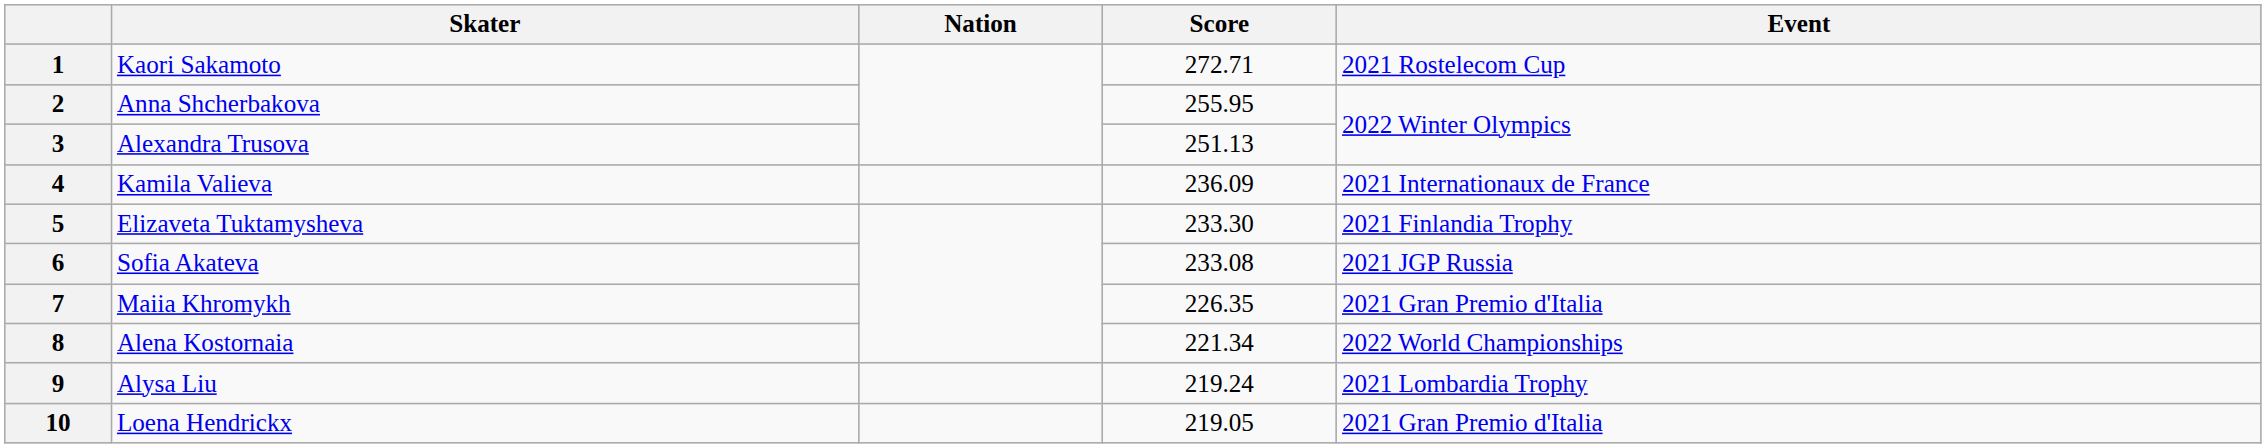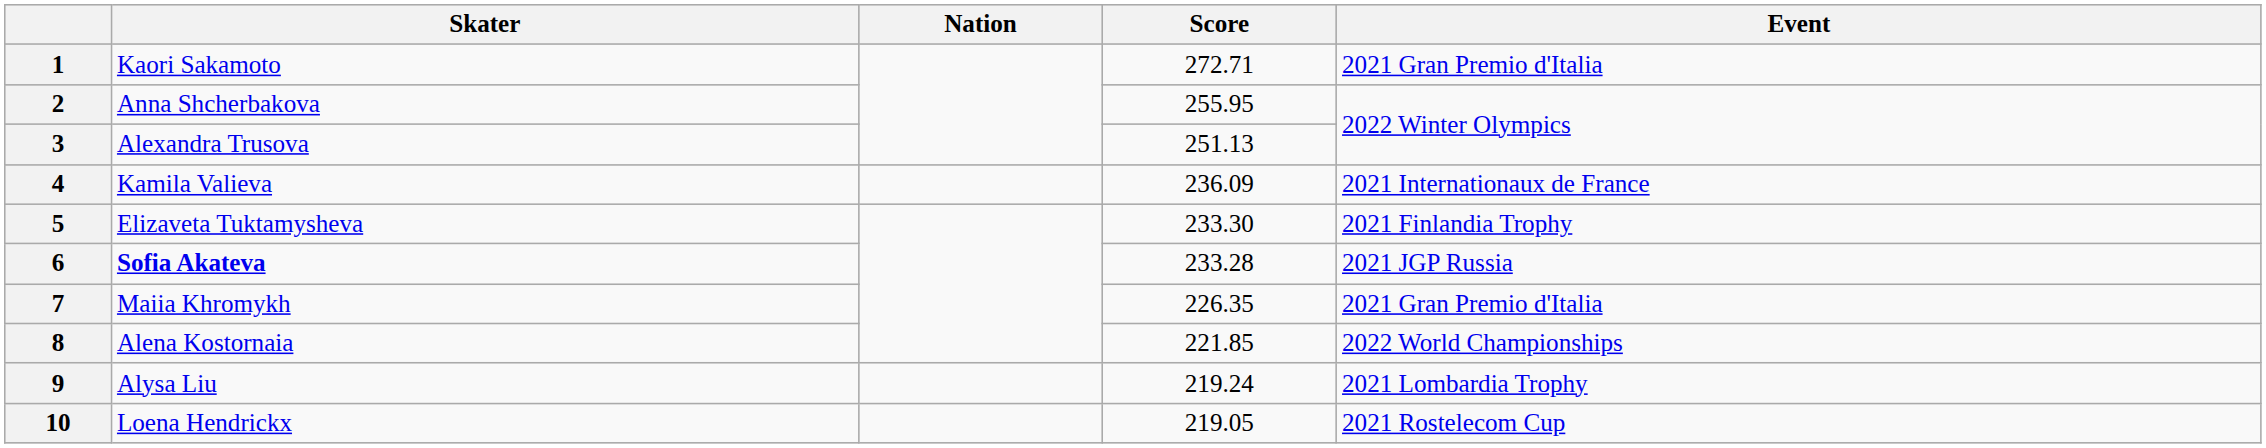(1454, 64) 2021 Rostelecom Cup -> (1472, 64) 2021 Gran Premio d'Italia
(188, 263) normal -> (191, 263) bold
(1219, 263) 233.08 -> (1219, 263) 233.28
(1219, 343) 221.34 -> (1219, 343) 221.85
(1472, 422) 2021 Gran Premio d'Italia -> (1454, 422) 2021 Rostelecom Cup
